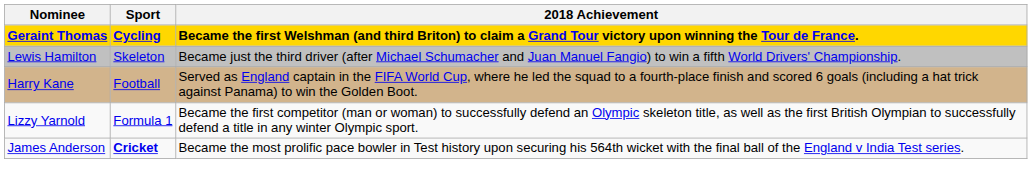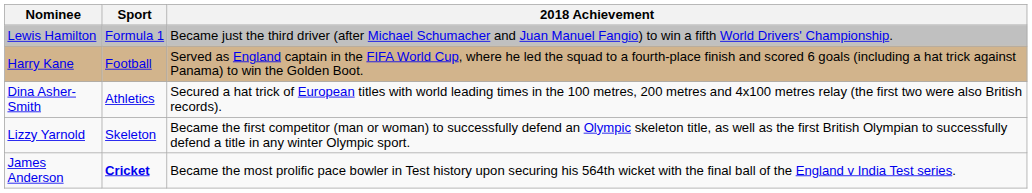- row: (57, 35)
(139, 56) Skeleton -> (135, 35) Formula 1
+ row: (42, 99)
(143, 120) Formula 1 -> (131, 135) Skeleton
